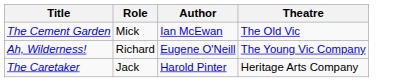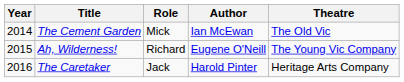+ column: (20, 13)
